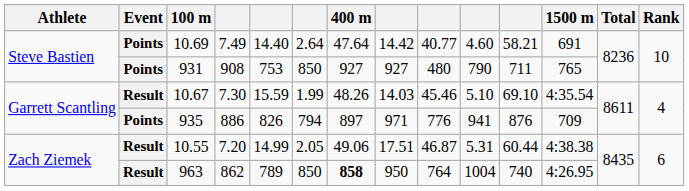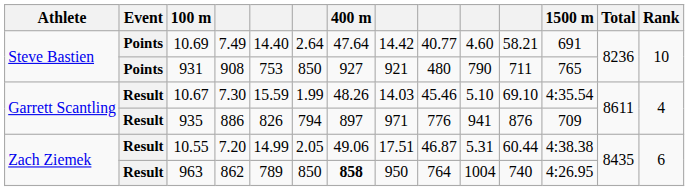(396, 69) 927 -> (396, 69) 921
(143, 121) Points -> (143, 121) Result
